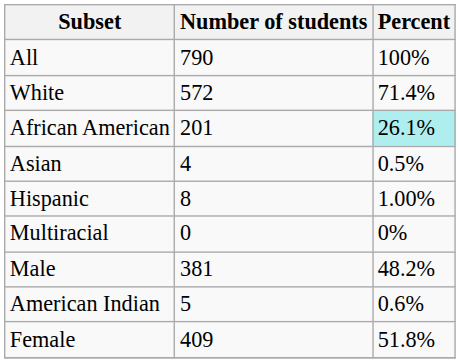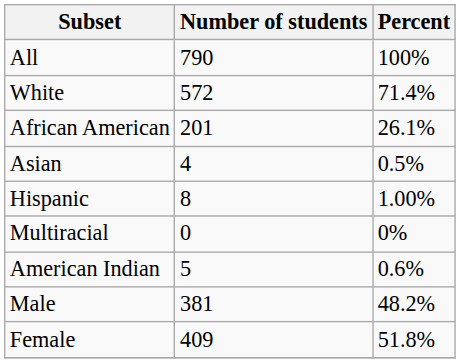(406, 127) paleturquoise background -> (406, 127) no background
rows swapped: (85, 304) <-> (33, 269)
